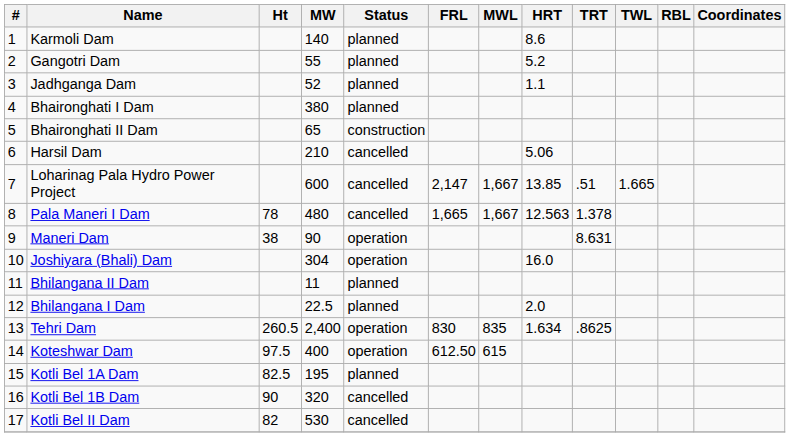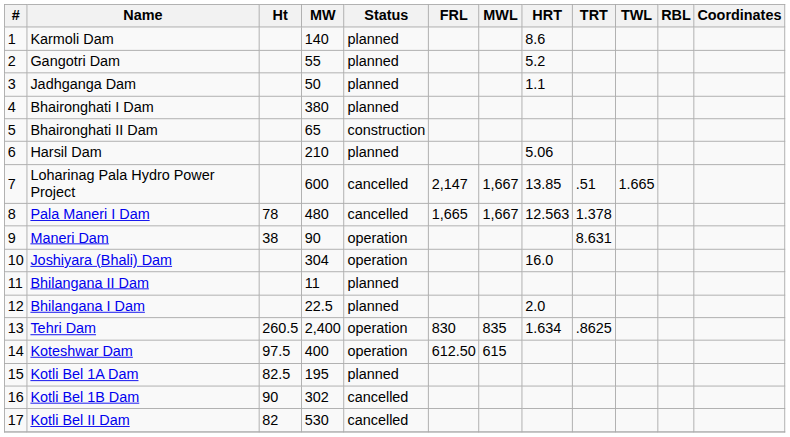(313, 84) 52 -> (313, 84) 50
(378, 152) cancelled -> (373, 152) planned
(317, 397) 320 -> (317, 397) 302
